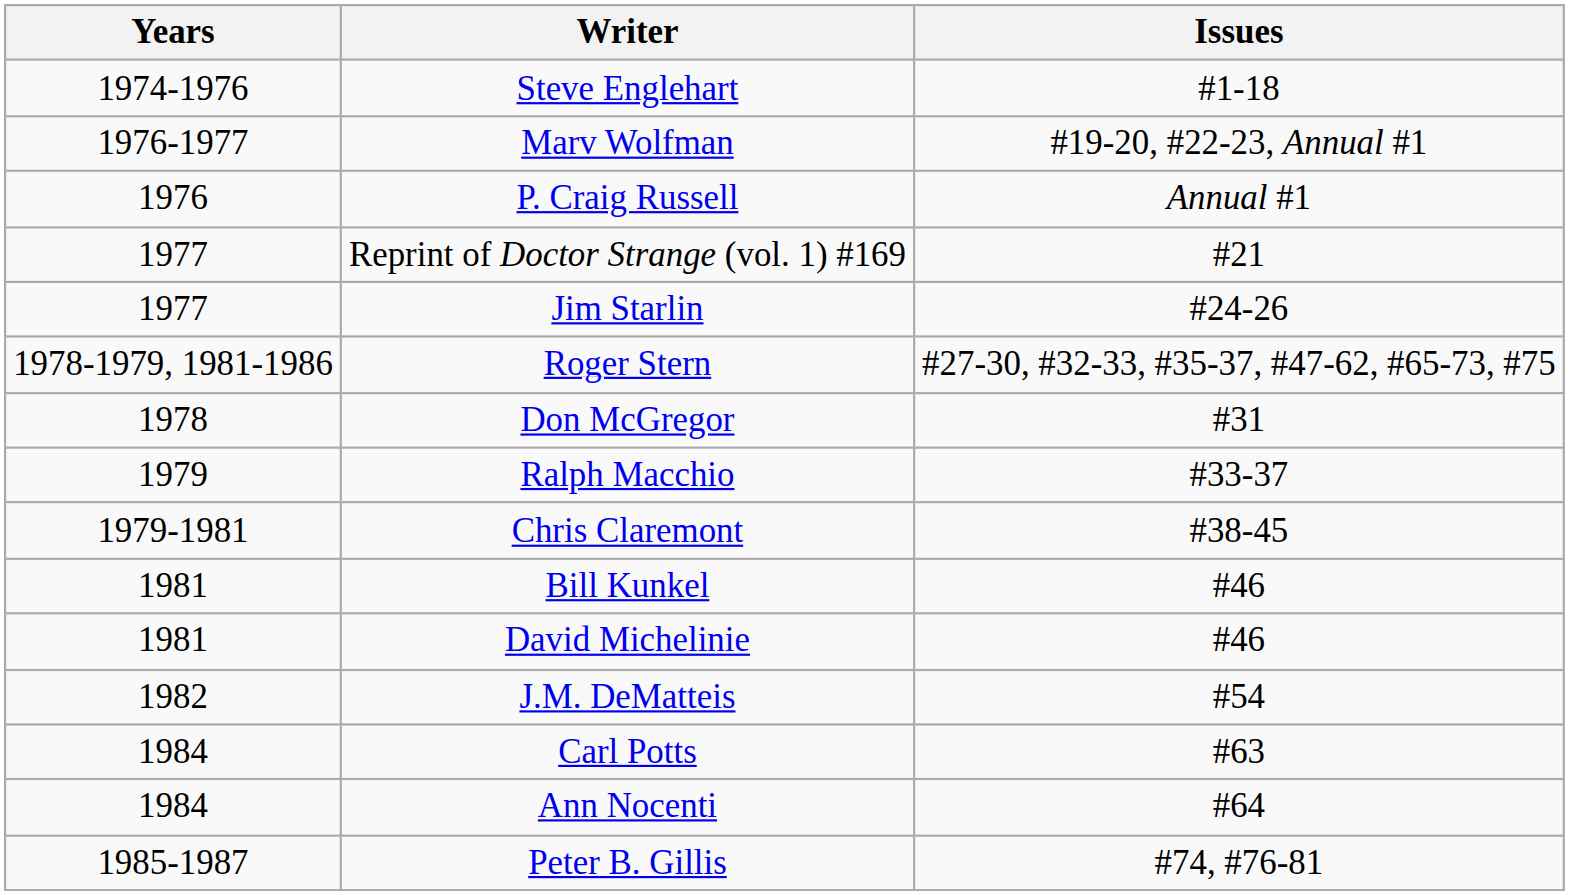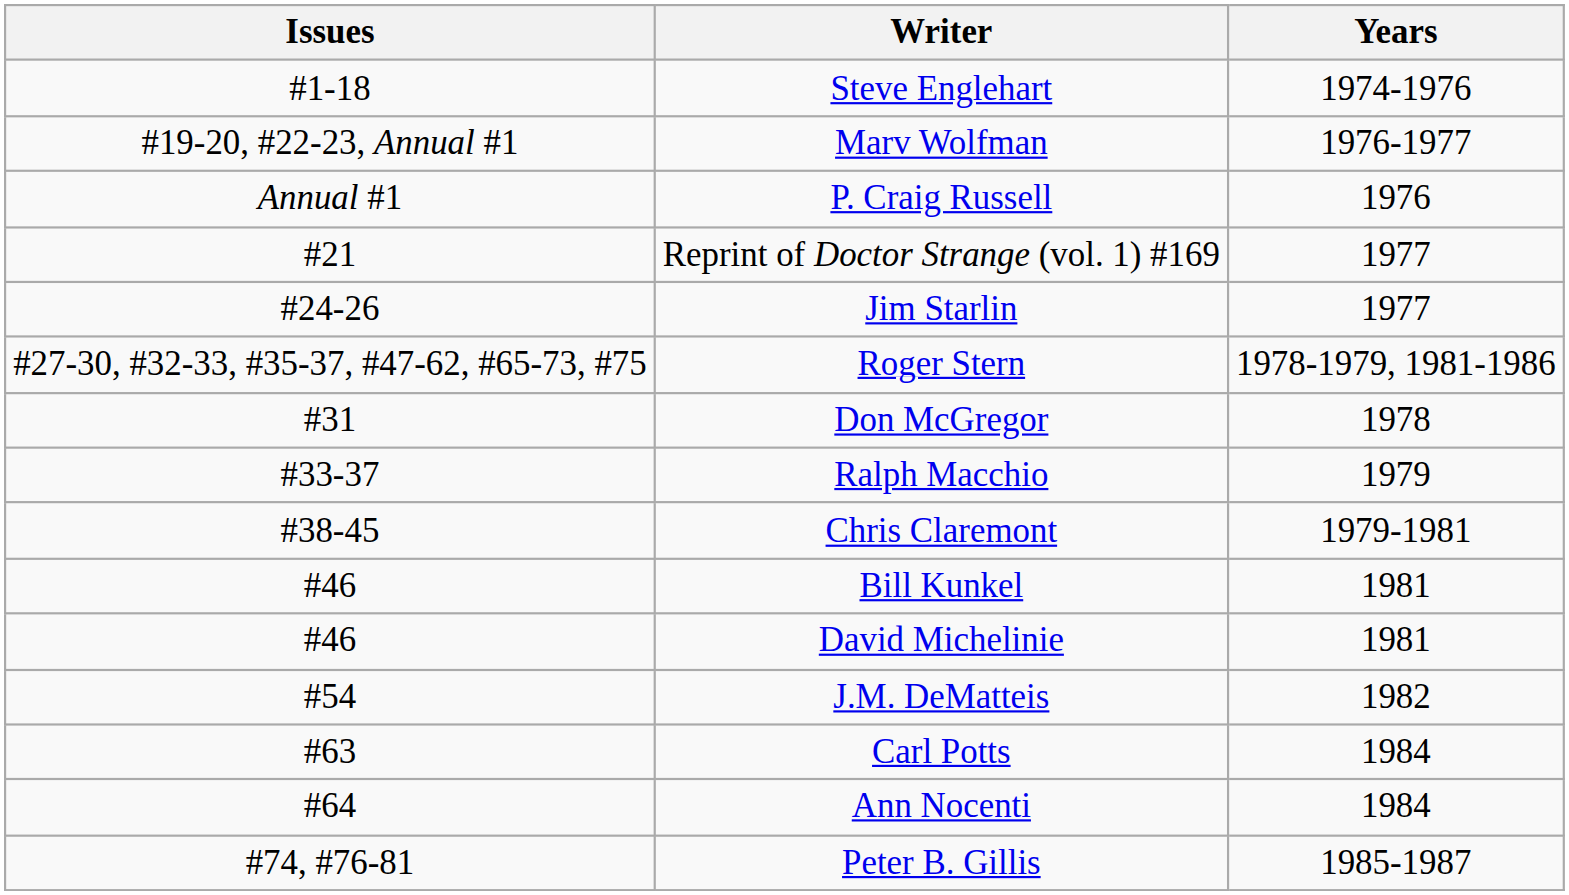columns swapped: (173, 32) <-> (1239, 32)
